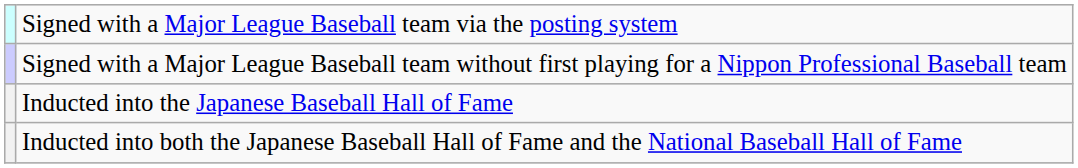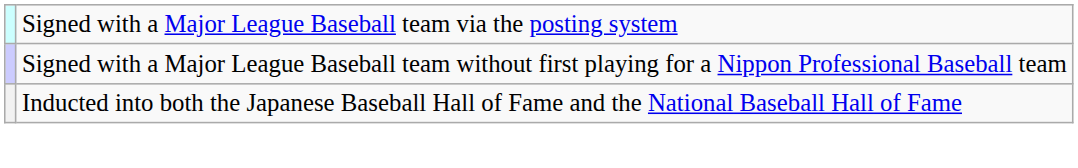- row: (267, 102)
